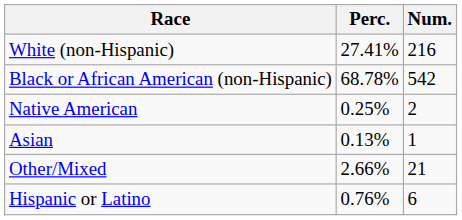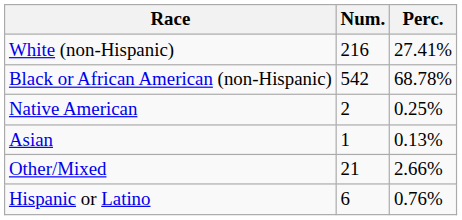columns swapped: (430, 19) <-> (370, 19)
